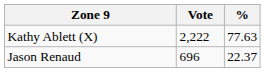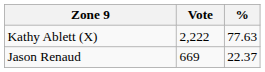(190, 57) 696 -> (190, 57) 669
